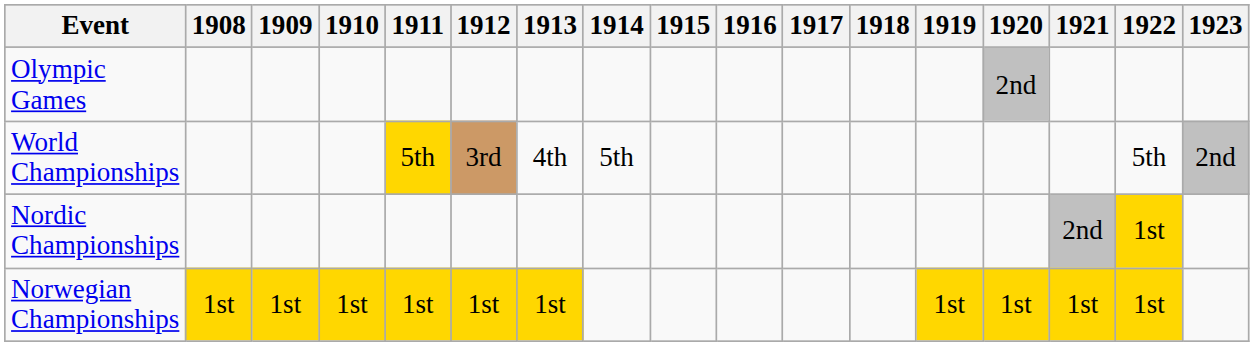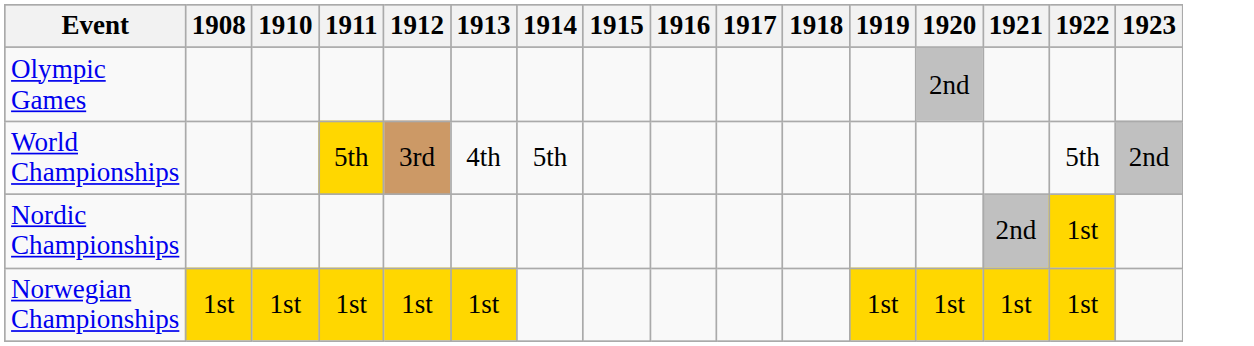- column: (285, 25)
